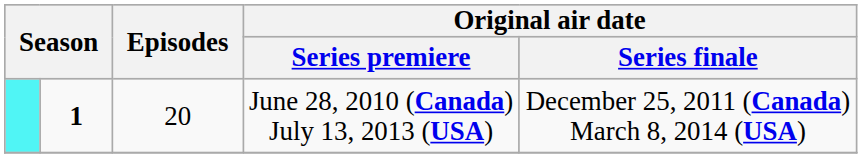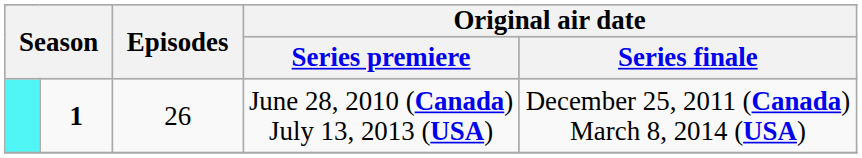(178, 115) 20 -> (178, 115) 26
